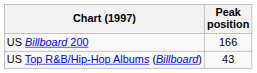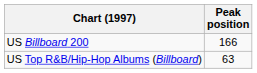(228, 59) 43 -> (228, 59) 63
